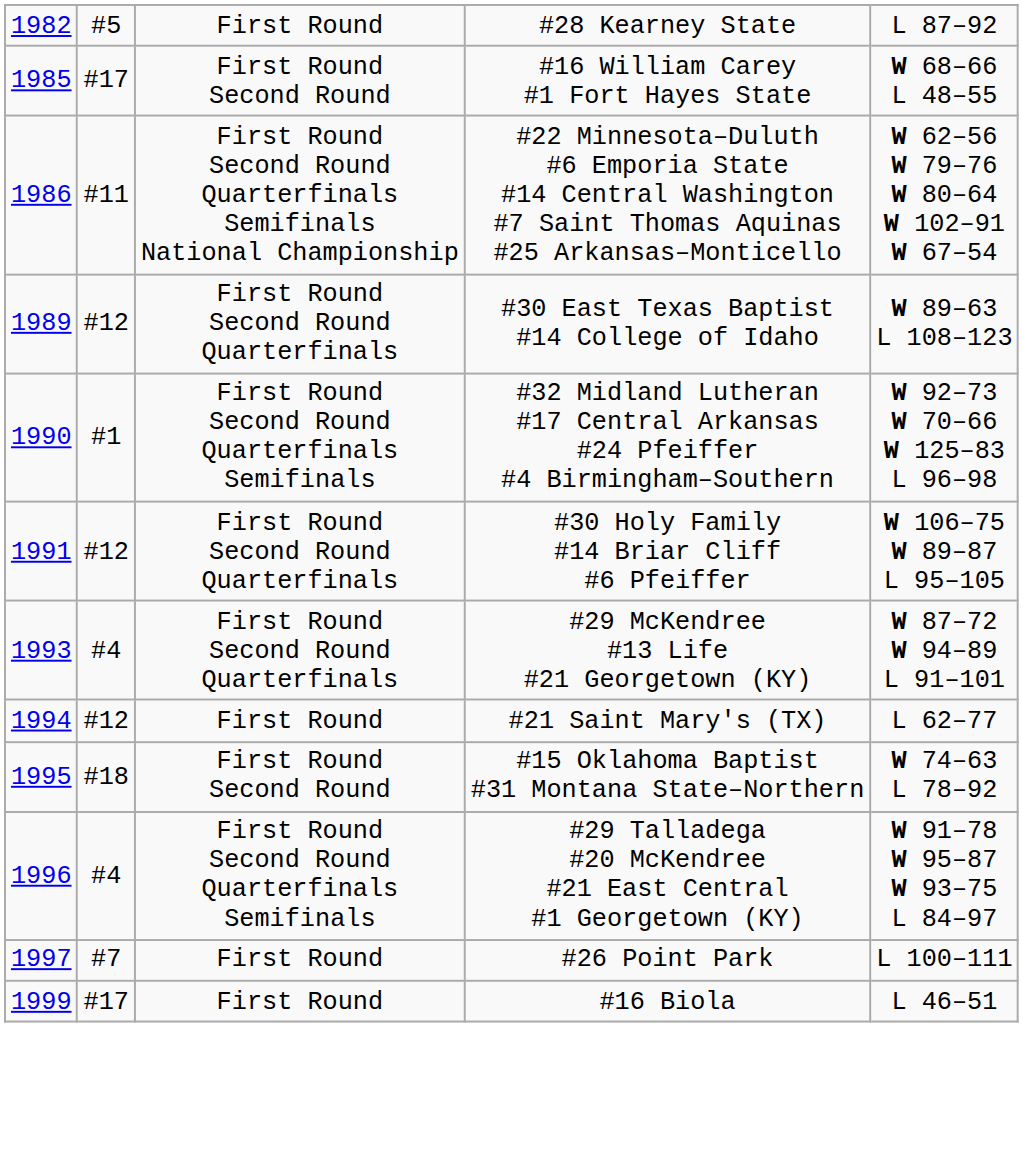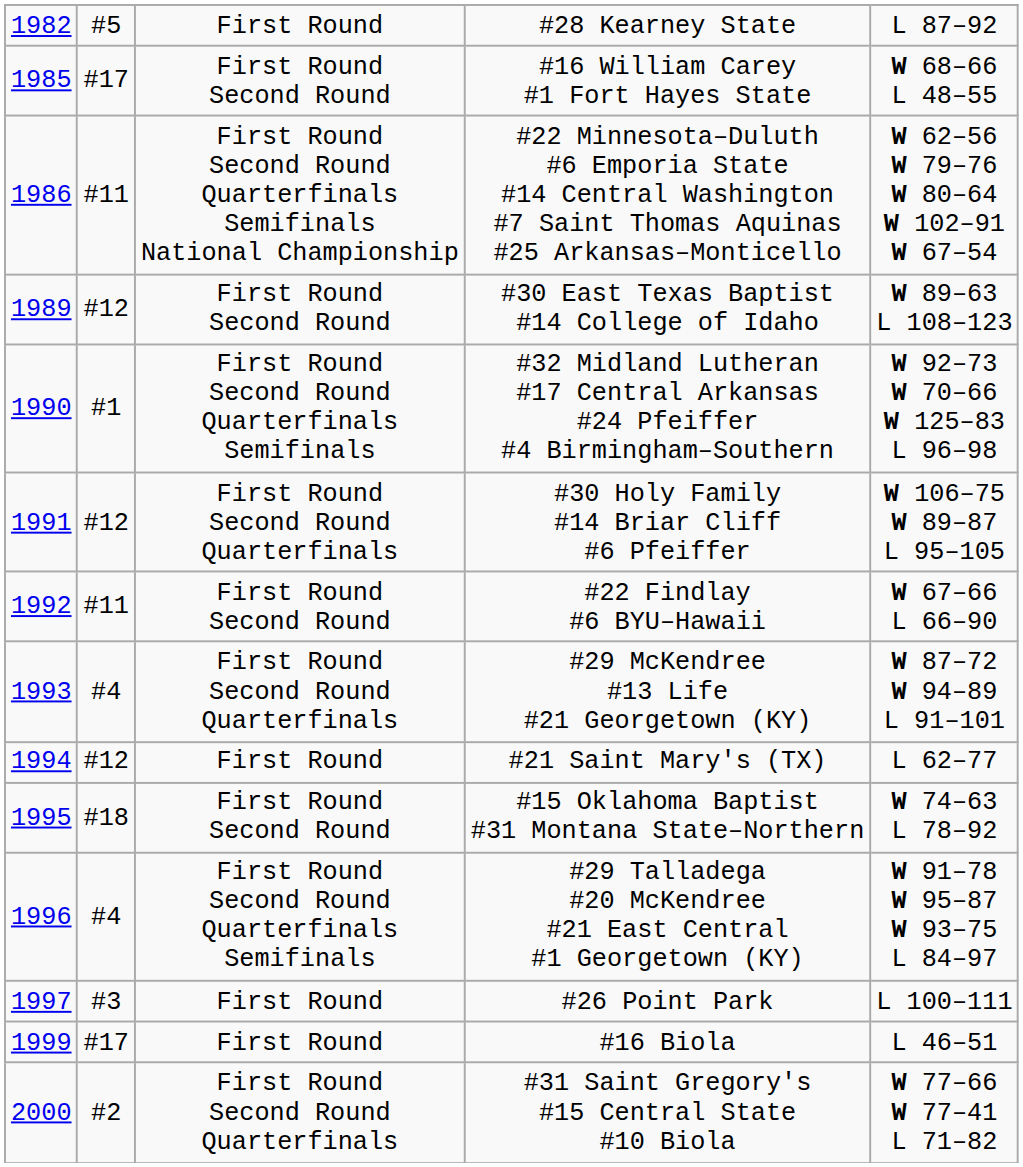(300, 323) First Round Second Round Quarterfinals -> (300, 309) First Round Second Round
+ row: (668, 607)
(106, 960) #7 -> (106, 1001) #3
+ row: (668, 1113)
